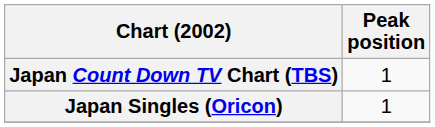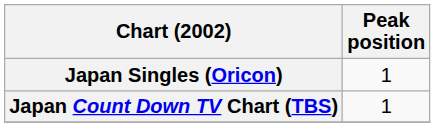rows swapped: (174, 106) <-> (174, 74)
